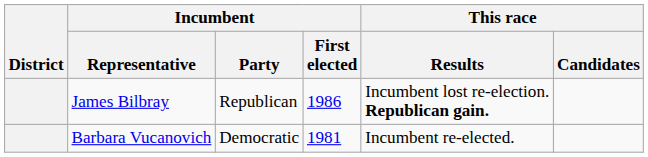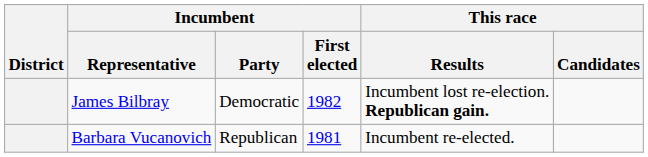(258, 101) Republican -> (259, 101) Democratic
(324, 101) 1986 -> (324, 101) 1982
(259, 138) Democratic -> (258, 138) Republican
